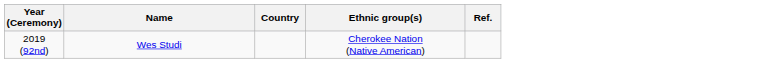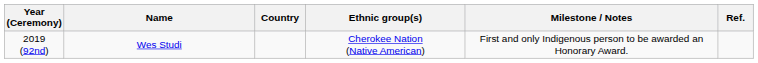+ column: (592, 17)
